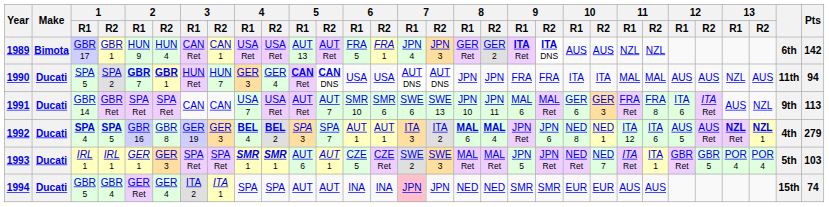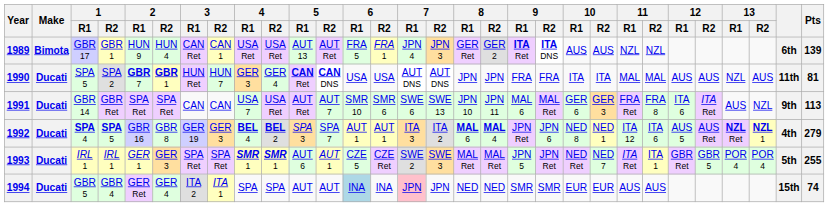(813, 51) 142 -> (813, 51) 139
(813, 78) 94 -> (813, 78) 81
(813, 161) 103 -> (813, 161) 255
(357, 188) no background -> (357, 188) lightblue background
